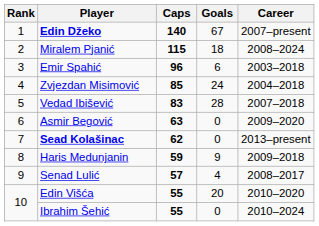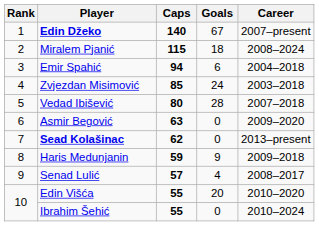(177, 67) 96 -> (177, 67) 94
(276, 67) 2003–2018 -> (276, 67) 2004–2018
(276, 85) 2004–2018 -> (276, 85) 2003–2018
(177, 103) 83 -> (177, 103) 80
